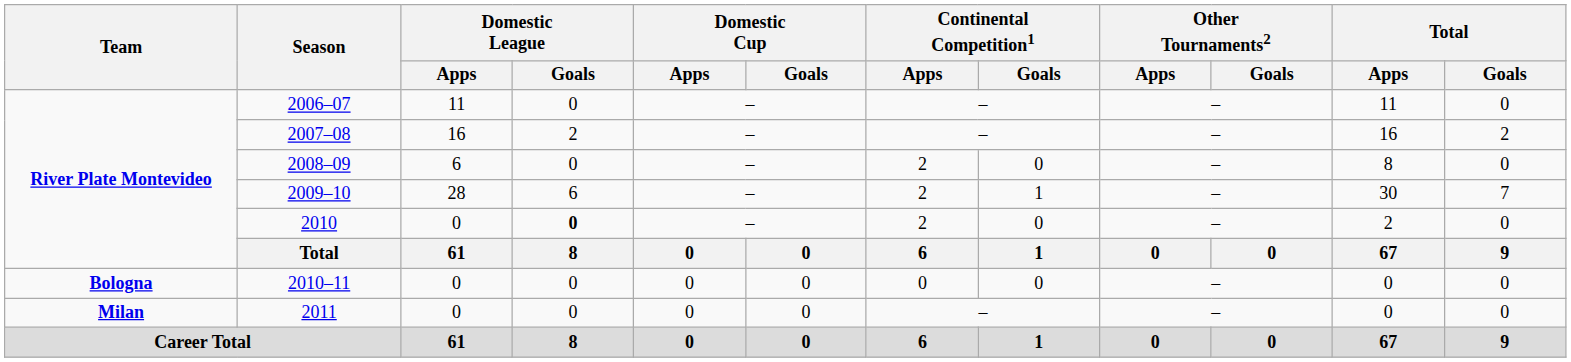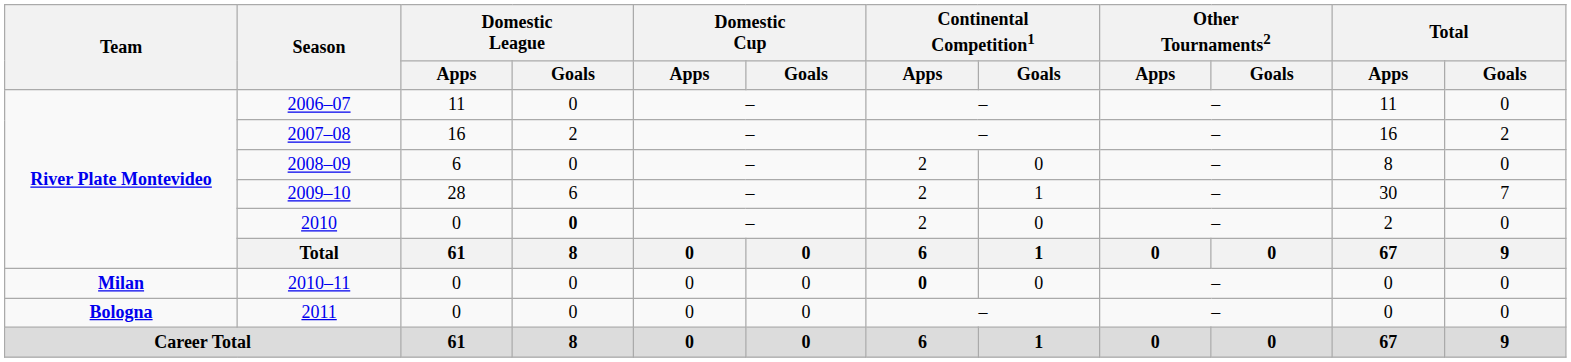(121, 283) Bologna -> (121, 283) Milan
(922, 283) normal -> (922, 283) bold
(121, 312) Milan -> (121, 312) Bologna
